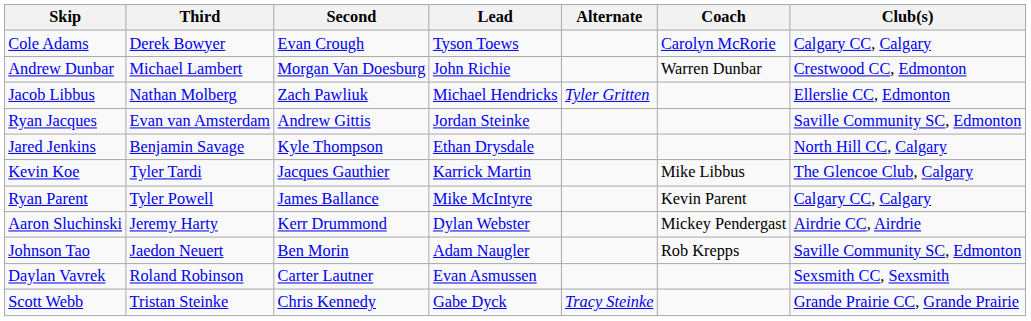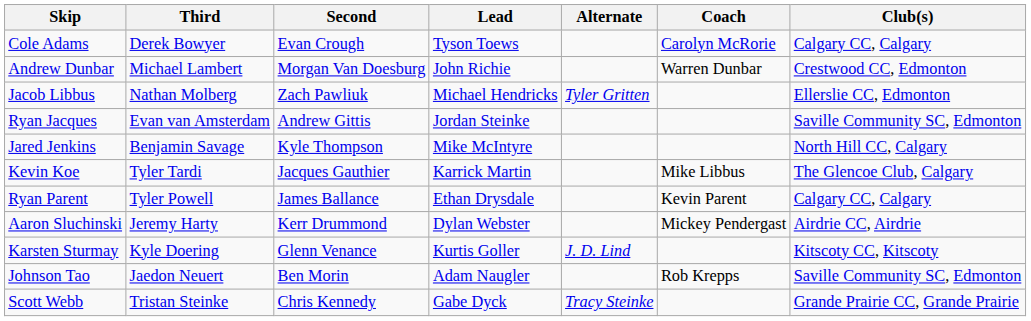(483, 146) Ethan Drysdale -> (483, 146) Mike McIntyre
(483, 198) Mike McIntyre -> (483, 198) Ethan Drysdale
+ row: (63, 250)
- row: (57, 276)
